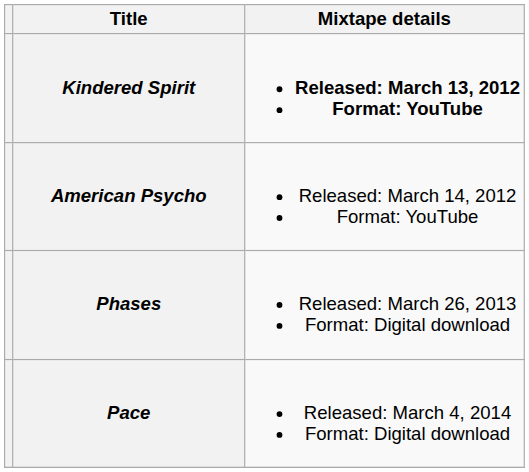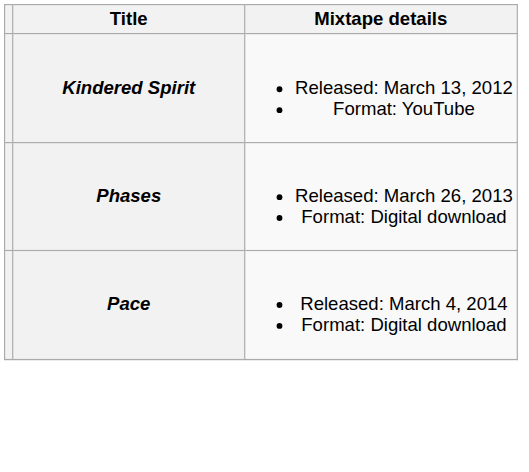(384, 99) bold -> (381, 99) normal
- row: (129, 196)
